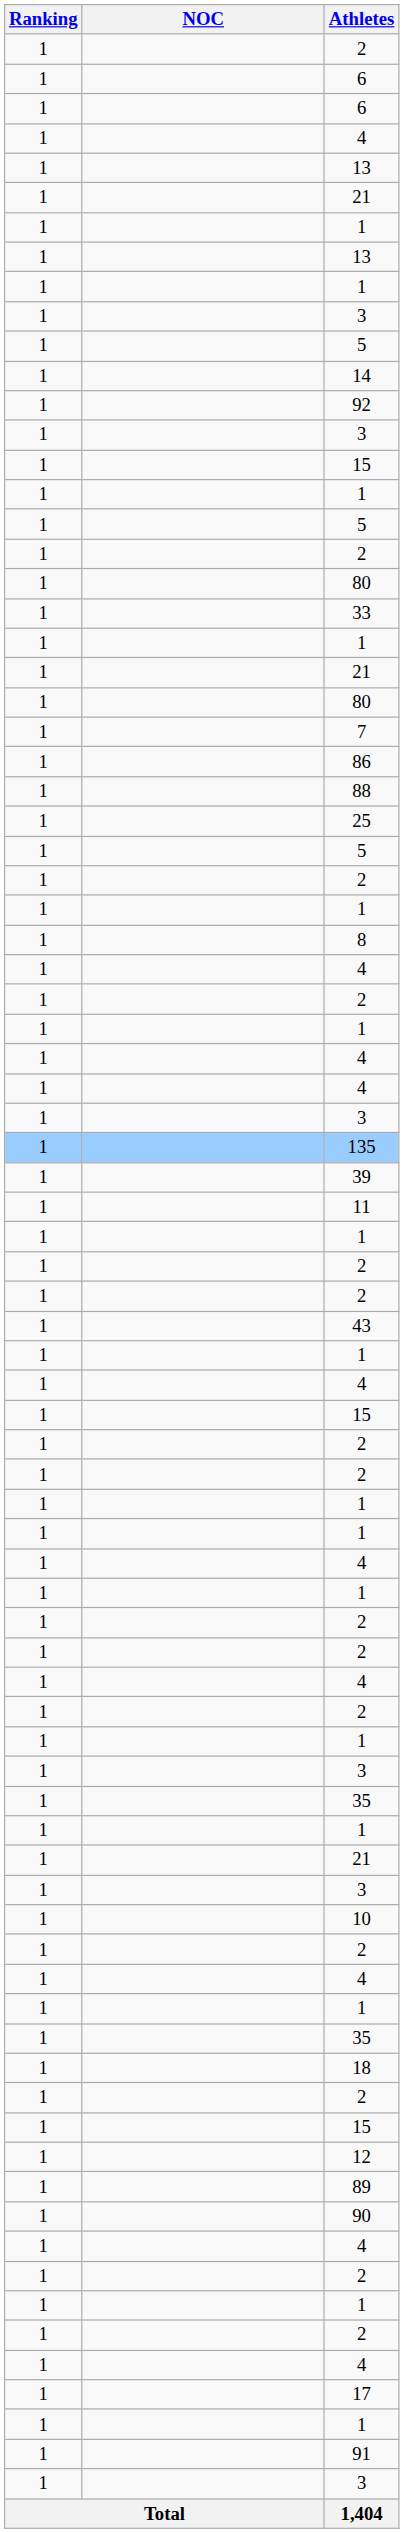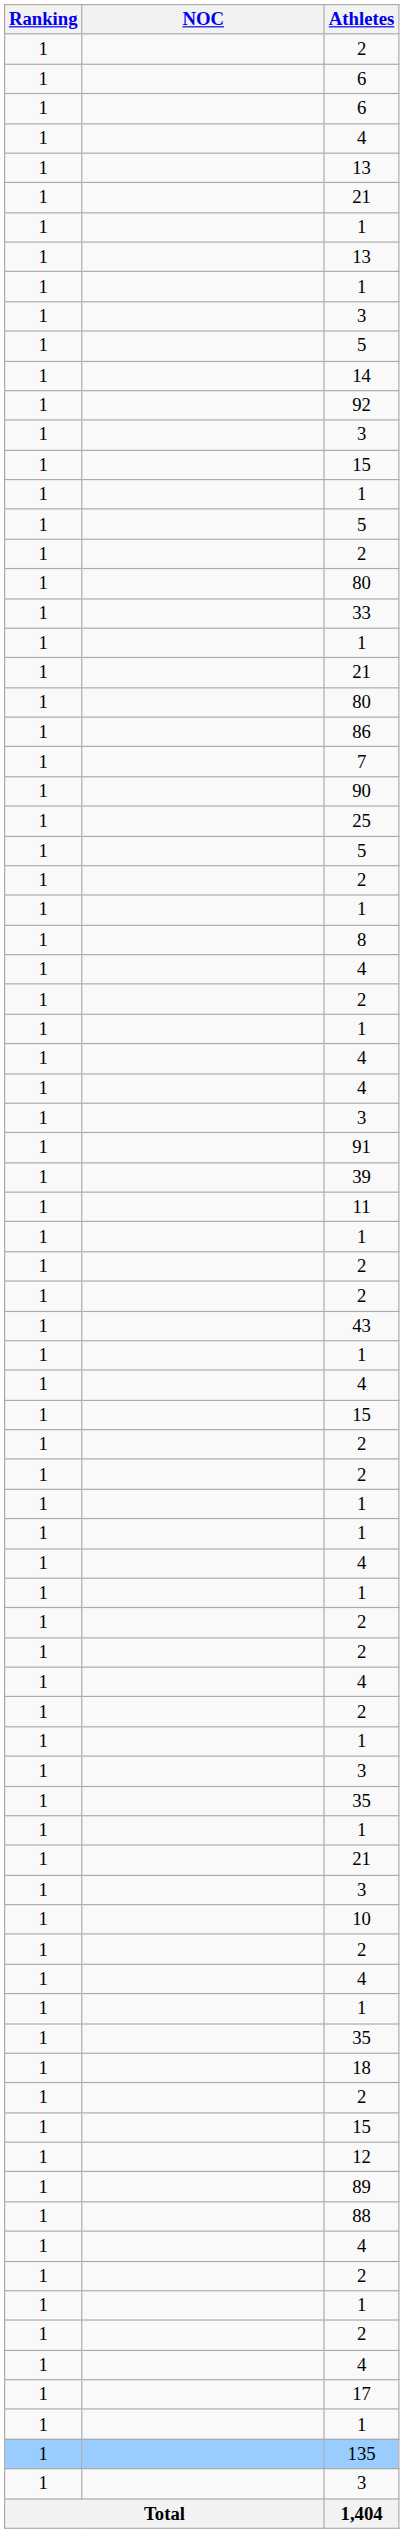rows swapped: (43, 761) <-> (43, 731)
rows swapped: (43, 791) <-> (43, 2216)
rows swapped: (43, 1147) <-> (43, 2453)
